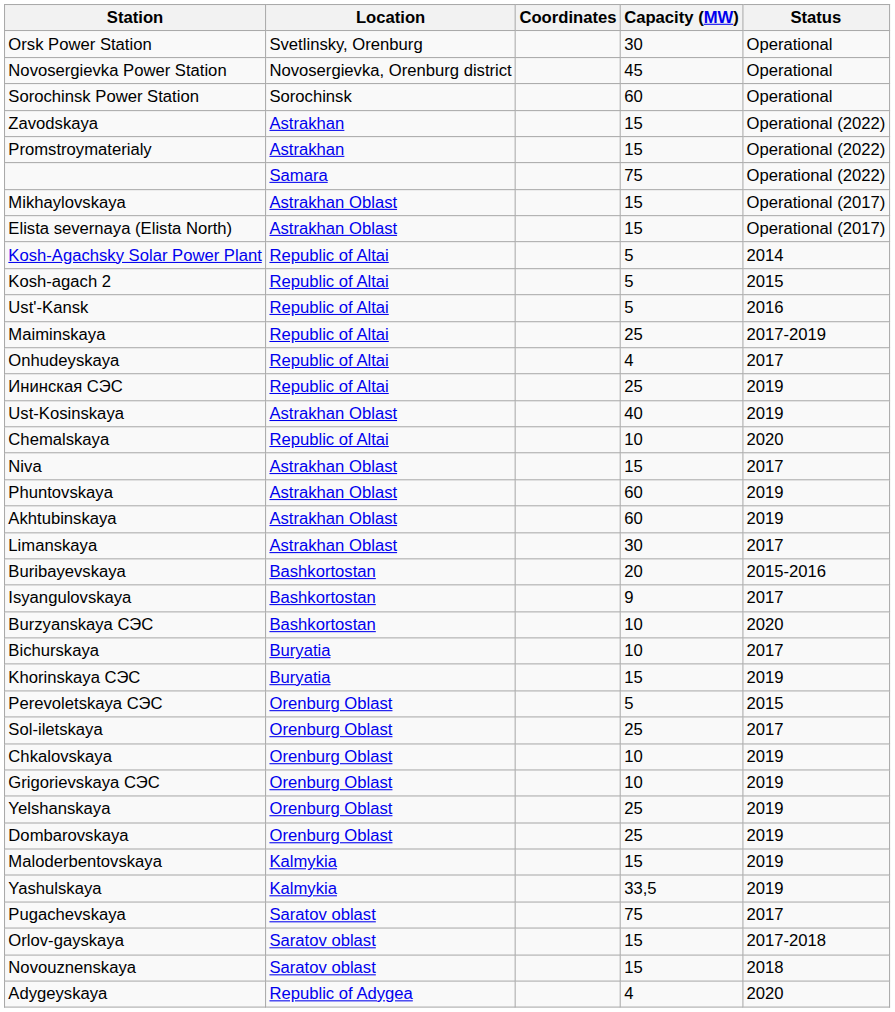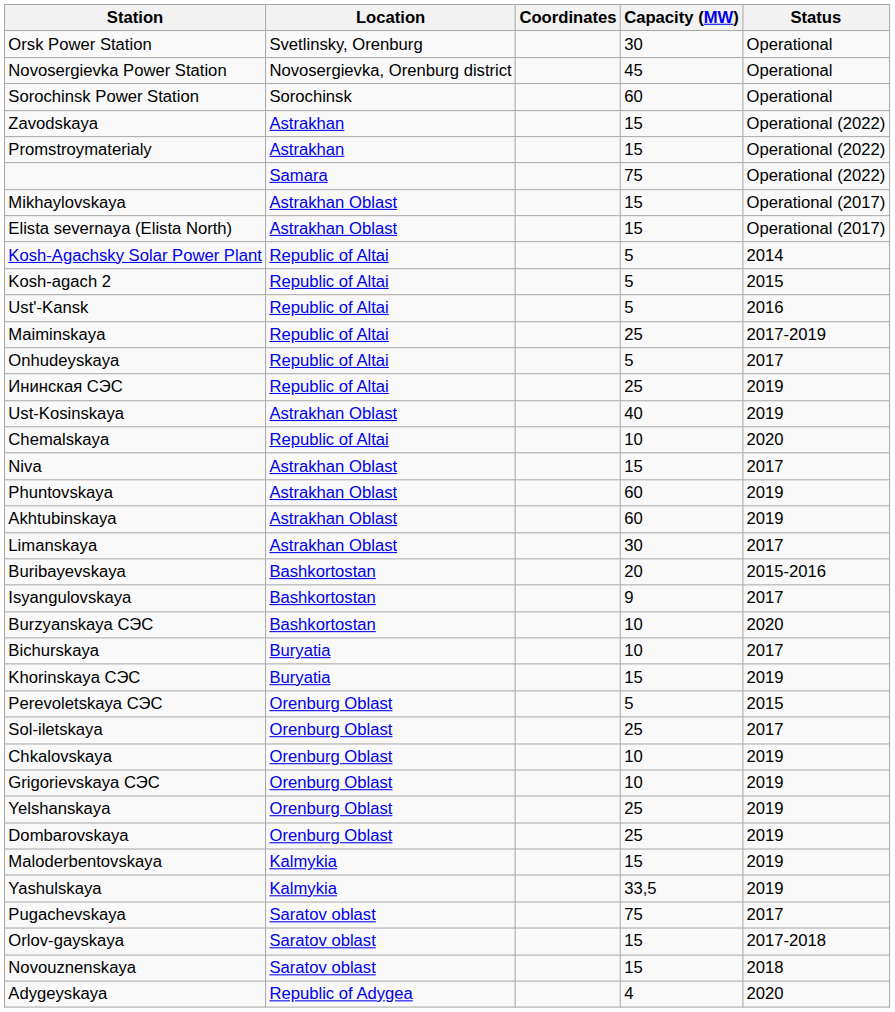(629, 360) 4 -> (629, 360) 5
